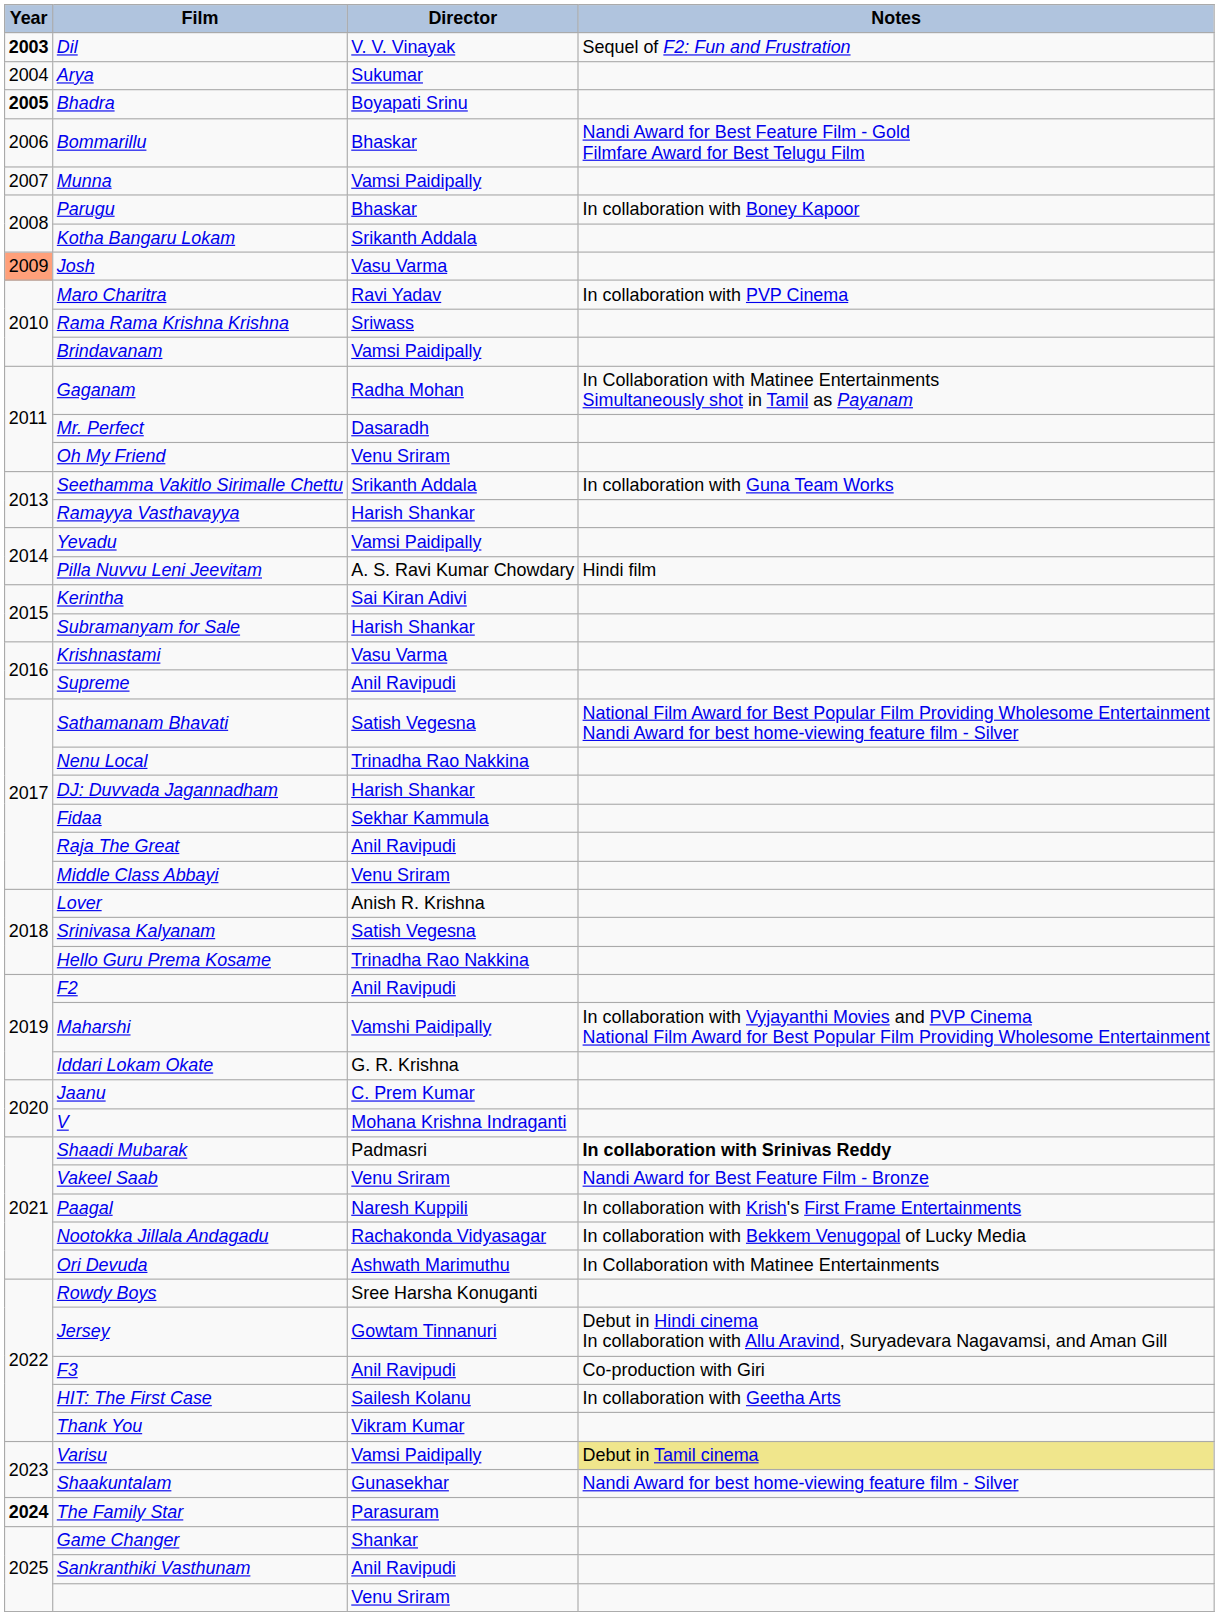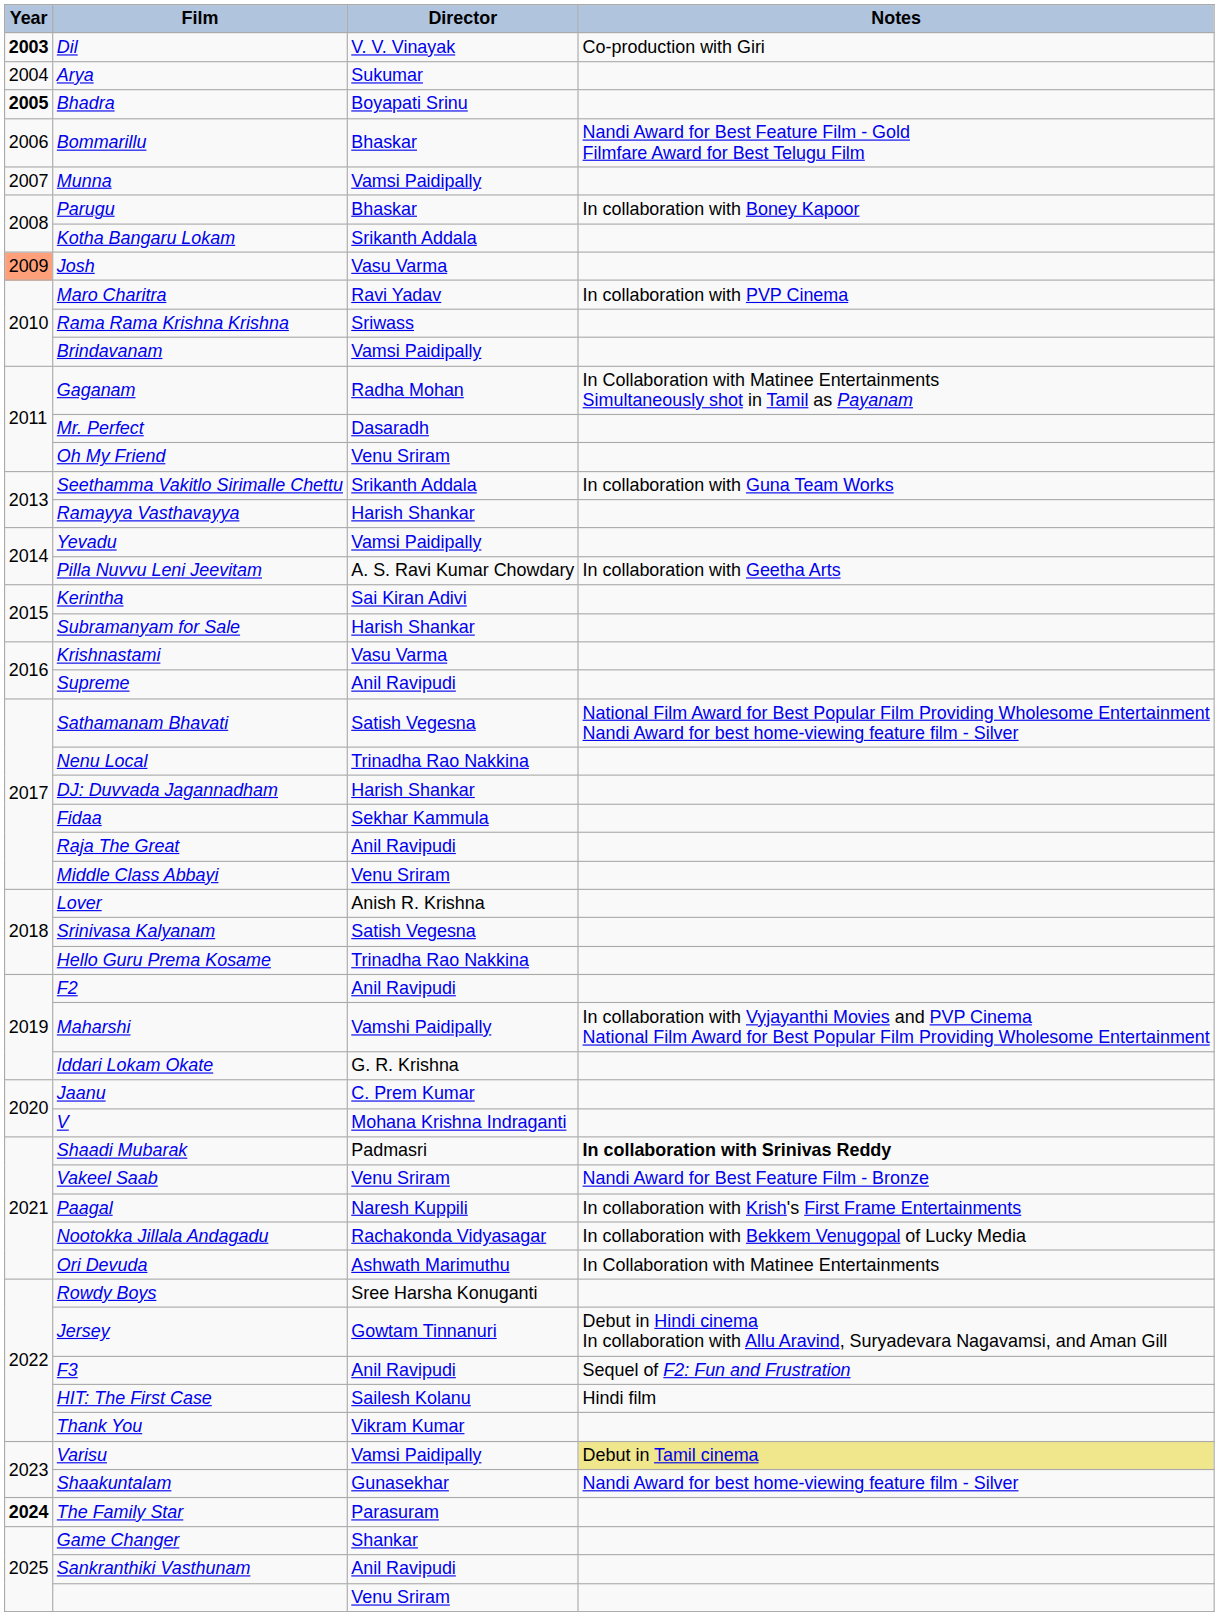(717, 47) Sequel of F2: Fun and Frustration -> (674, 47) Co-production with Giri
(619, 570) Hindi film -> (712, 570) In collaboration with Geetha Arts
(674, 1369) Co-production with Giri -> (717, 1369) Sequel of F2: Fun and Frustration
(712, 1398) In collaboration with Geetha Arts -> (619, 1398) Hindi film
